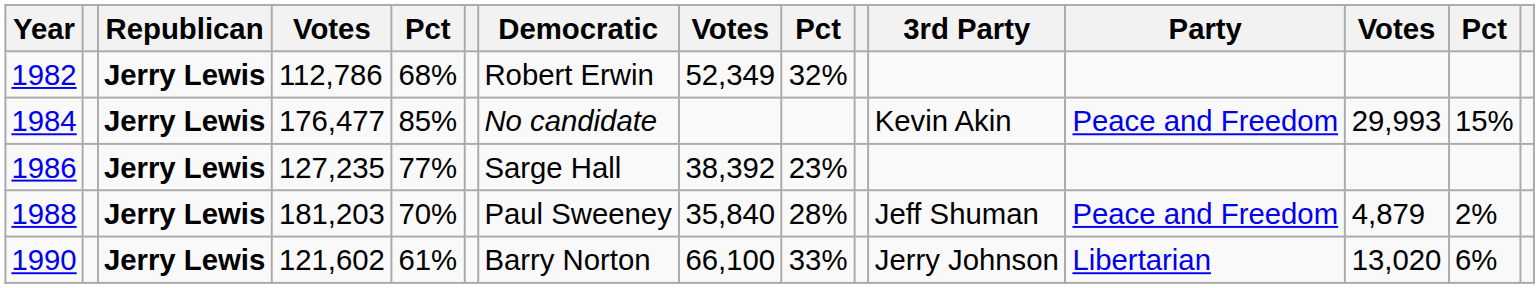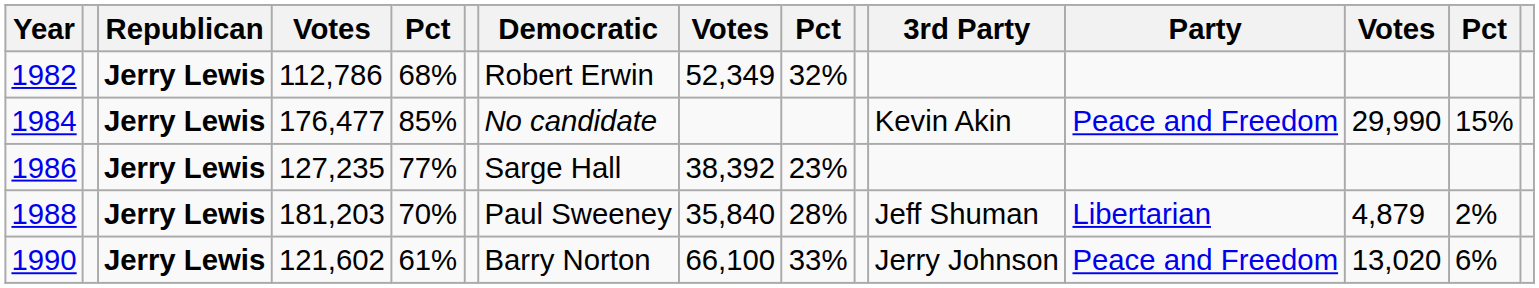(1397, 121) 29,993 -> (1397, 121) 29,990
(1205, 214) Peace and Freedom -> (1142, 214) Libertarian
(1142, 260) Libertarian -> (1205, 260) Peace and Freedom
